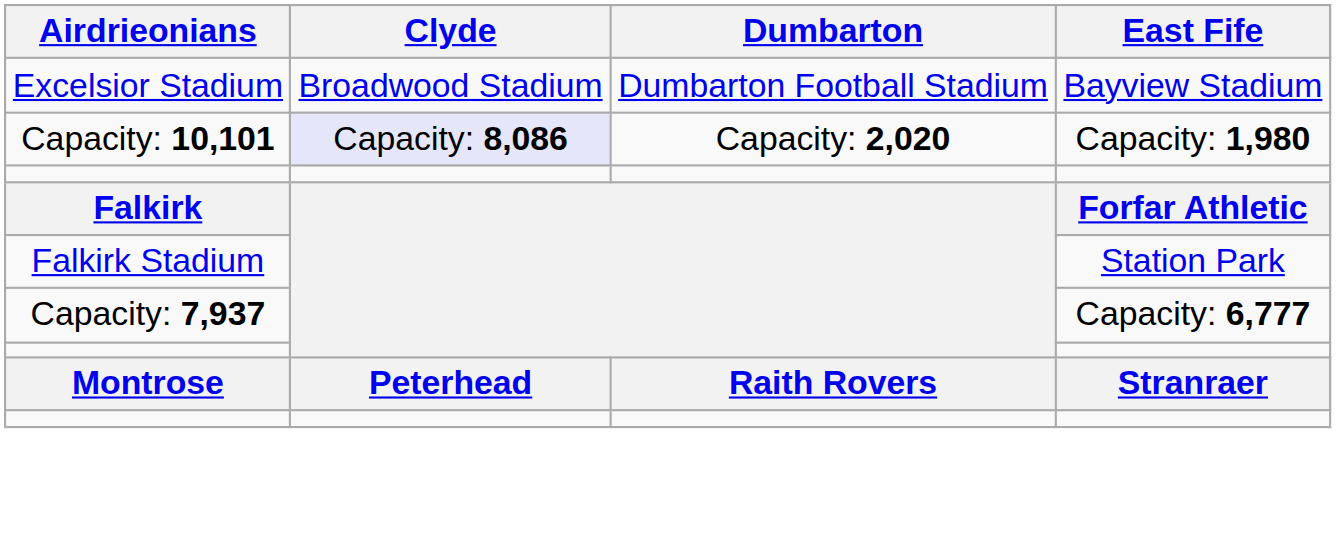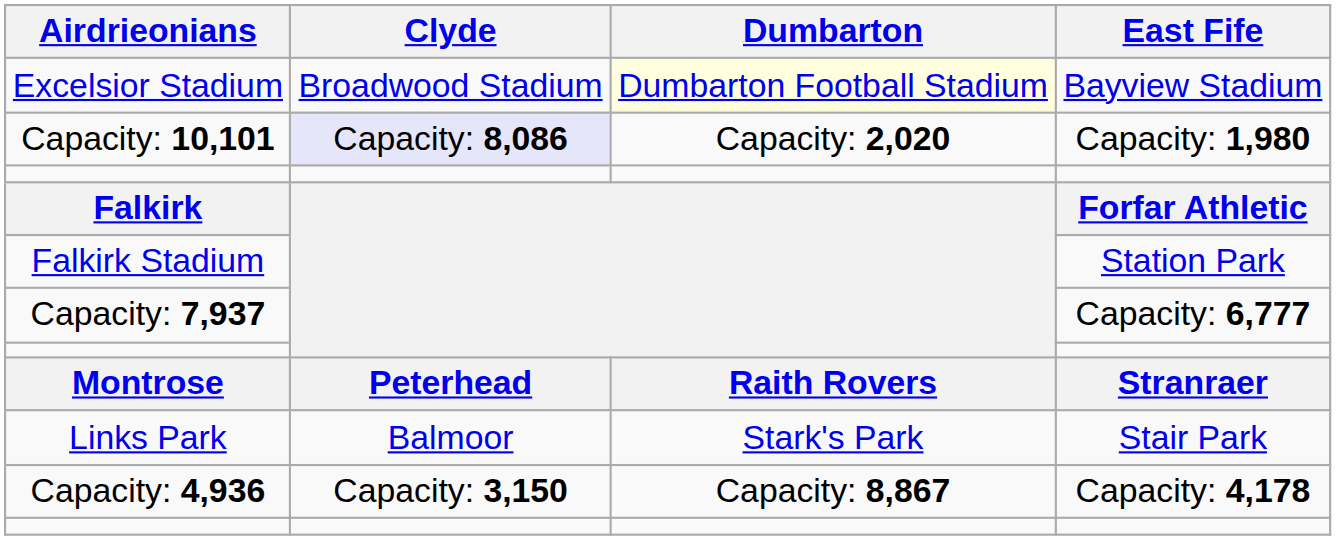(833, 84) no background -> (833, 84) lightyellow background
+ row: (148, 437)
+ row: (148, 490)
